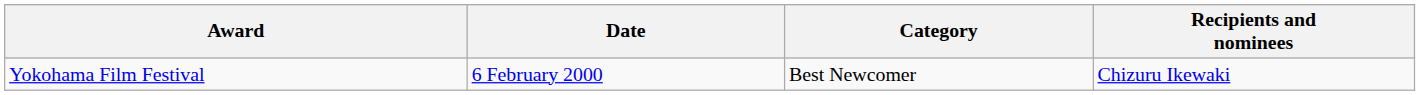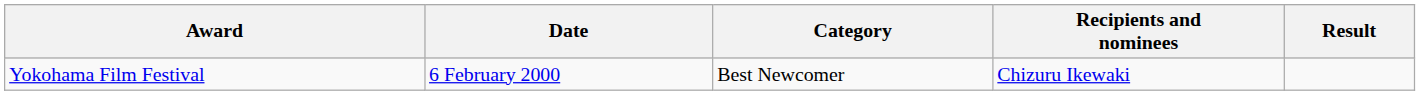+ column: (1349, 31)
